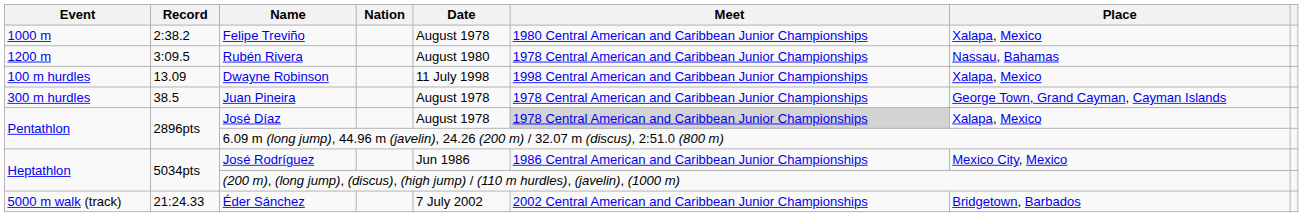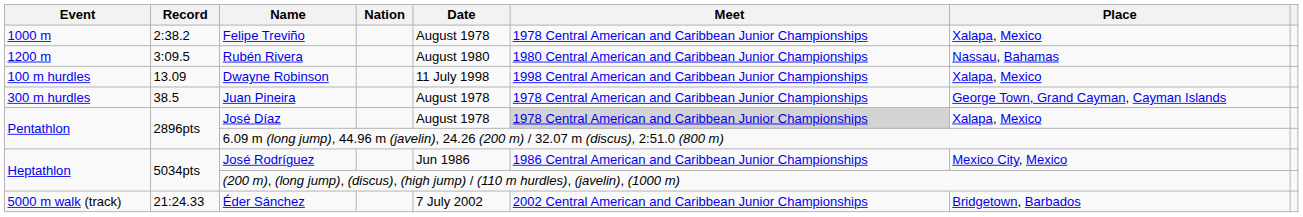(690, 36) 1980 Central American and Caribbean Junior Championships -> (690, 36) 1978 Central American and Caribbean Junior Championships
(690, 56) 1978 Central American and Caribbean Junior Championships -> (690, 56) 1980 Central American and Caribbean Junior Championships
